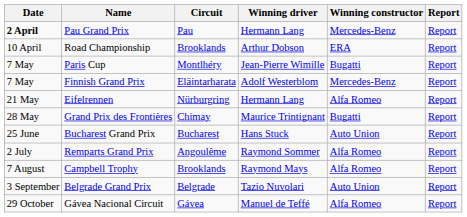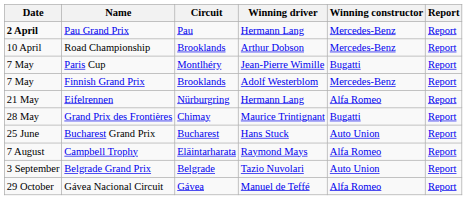(340, 47) ERA -> (363, 47) Mercedes-Benz
(207, 82) Eläintarharata -> (201, 82) Brooklands
- row: (109, 151)
(201, 168) Brooklands -> (207, 151) Eläintarharata
